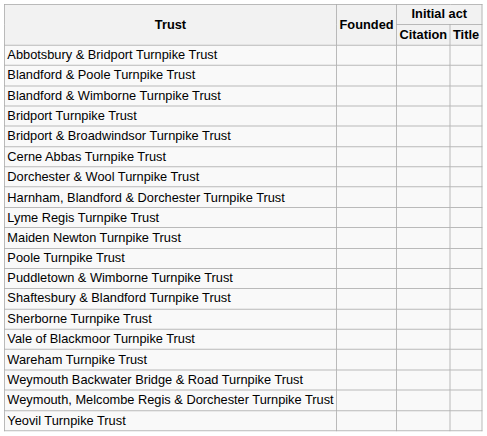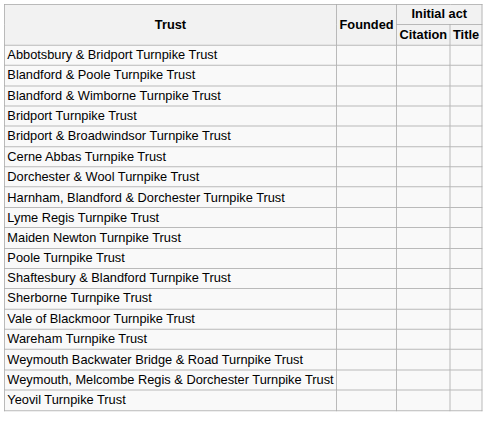- row: (120, 278)
